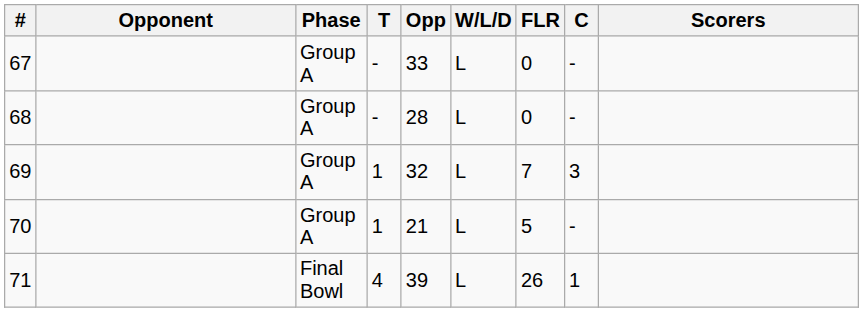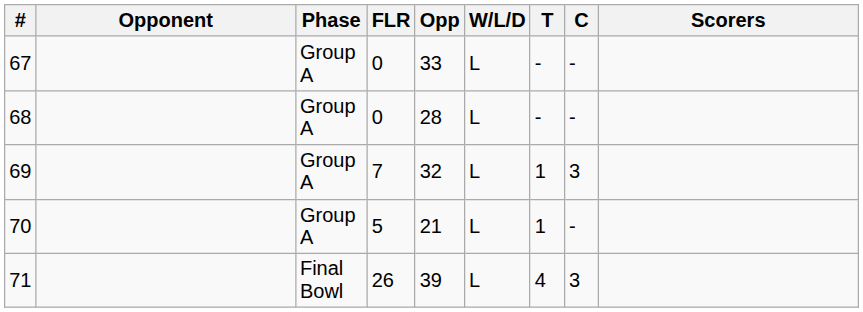columns swapped: (540, 20) <-> (384, 20)
(575, 280) 1 -> (575, 280) 3
